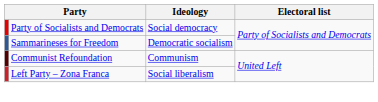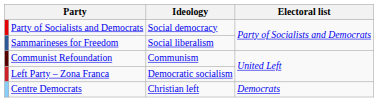(190, 43) Democratic socialism -> (181, 43) Social liberalism
(181, 74) Social liberalism -> (190, 74) Democratic socialism
+ row: (46, 89)
